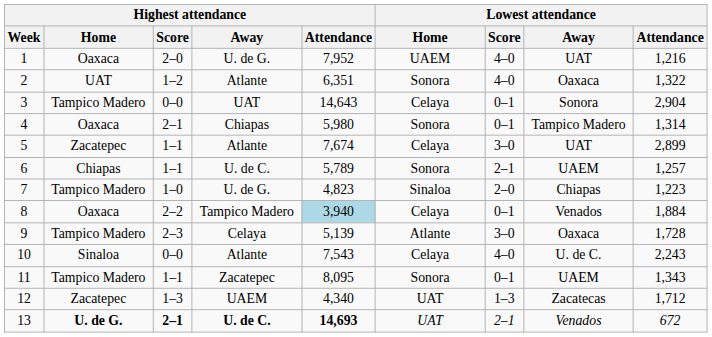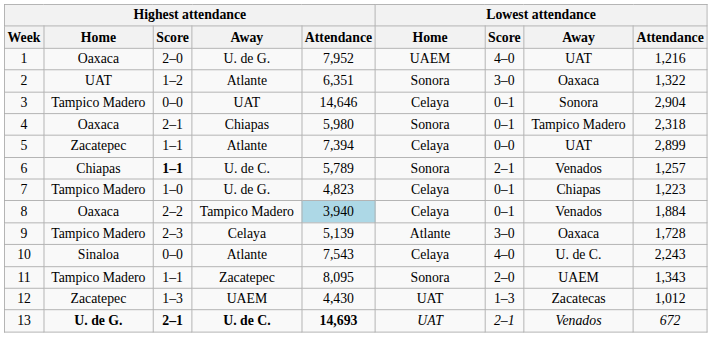(504, 80) 4–0 -> (504, 80) 3–0
(338, 102) 14,643 -> (338, 102) 14,646
(670, 124) 1,314 -> (670, 124) 2,318
(338, 146) 7,674 -> (338, 146) 7,394
(504, 146) 3–0 -> (504, 146) 0–0
(173, 168) normal -> (173, 168) bold
(579, 168) UAEM -> (579, 168) Venados
(430, 189) Sinaloa -> (430, 189) Celaya
(504, 189) 2–0 -> (504, 189) 0–1
(504, 277) 0–1 -> (504, 277) 2–0
(338, 299) 4,340 -> (338, 299) 4,430
(670, 299) 1,712 -> (670, 299) 1,012
